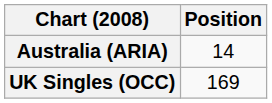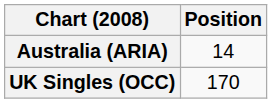(223, 82) 169 -> (223, 82) 170
